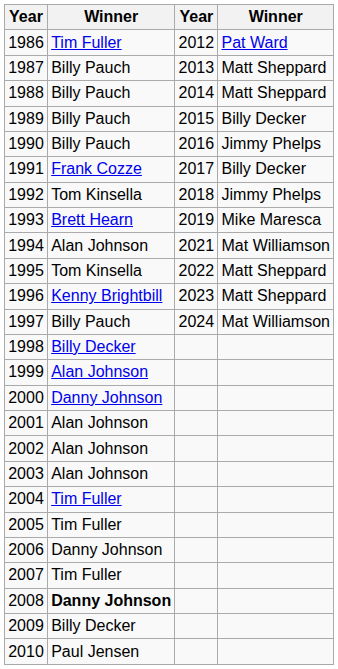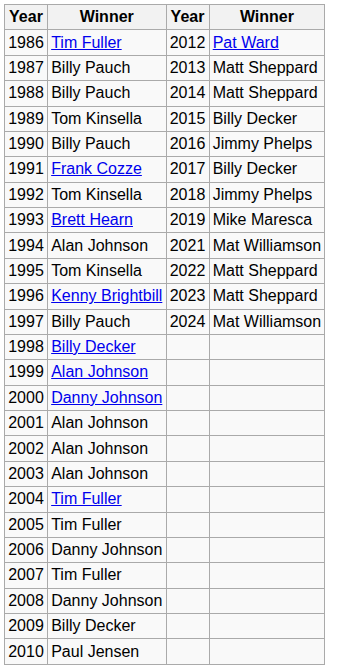(91, 118) Billy Pauch -> (97, 118) Tom Kinsella
(111, 600) bold -> (107, 600) normal
